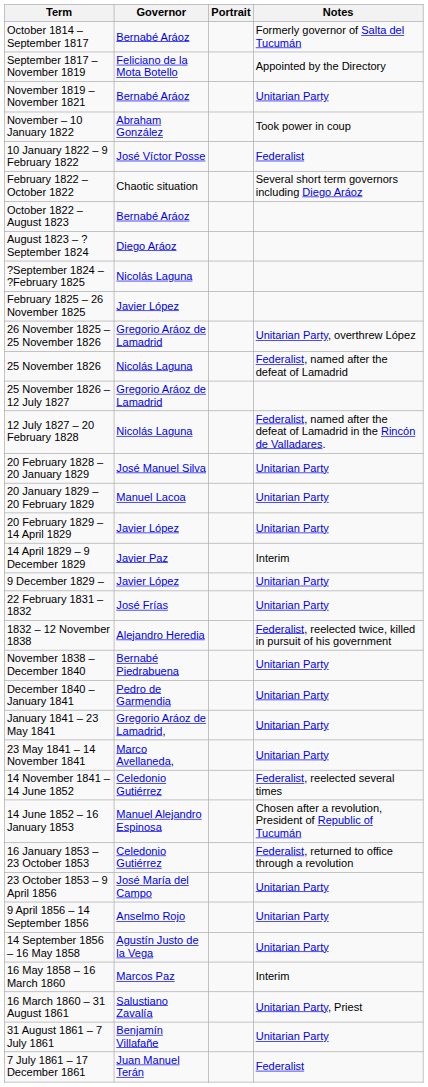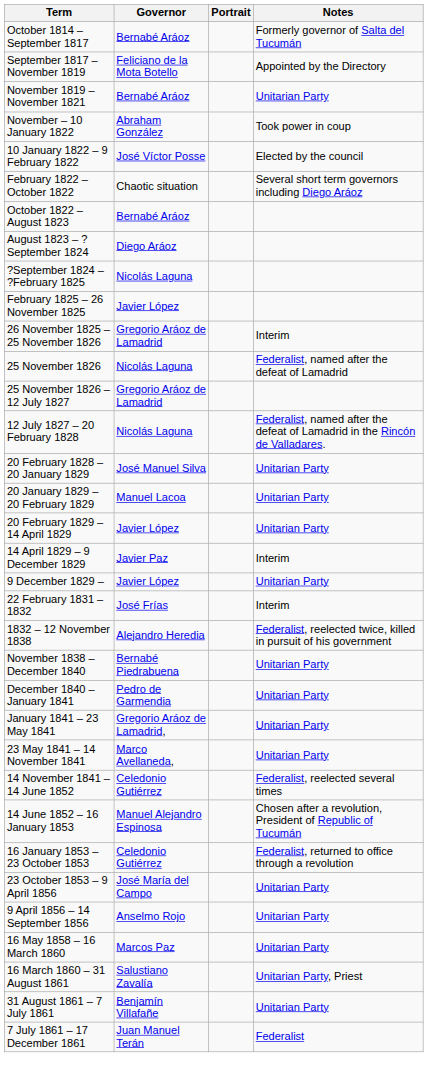(280, 156) Federalist -> (309, 156) Elected by the council
(336, 336) Unitarian Party, overthrew López -> (273, 336) Interim
(292, 605) Unitarian Party -> (273, 605) Interim
- row: (55, 947)
(273, 977) Interim -> (292, 947) Unitarian Party
